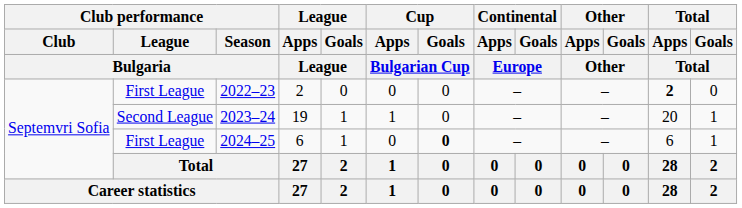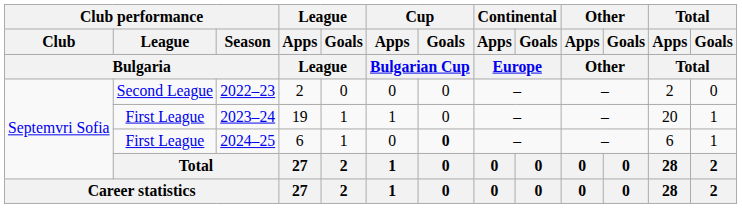(165, 91) First League -> (165, 91) Second League
(670, 91) bold -> (670, 91) normal
(165, 116) Second League -> (165, 116) First League
